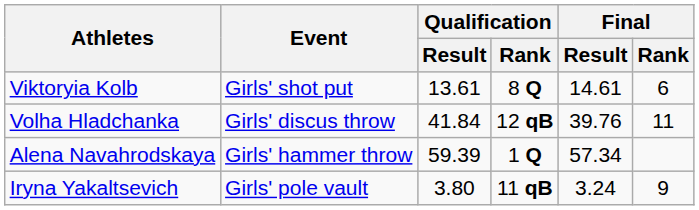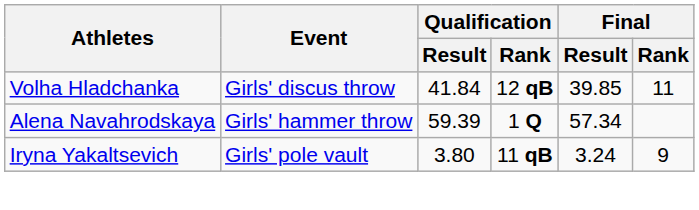- row: (74, 88)
(596, 121) 39.76 -> (596, 88) 39.85
